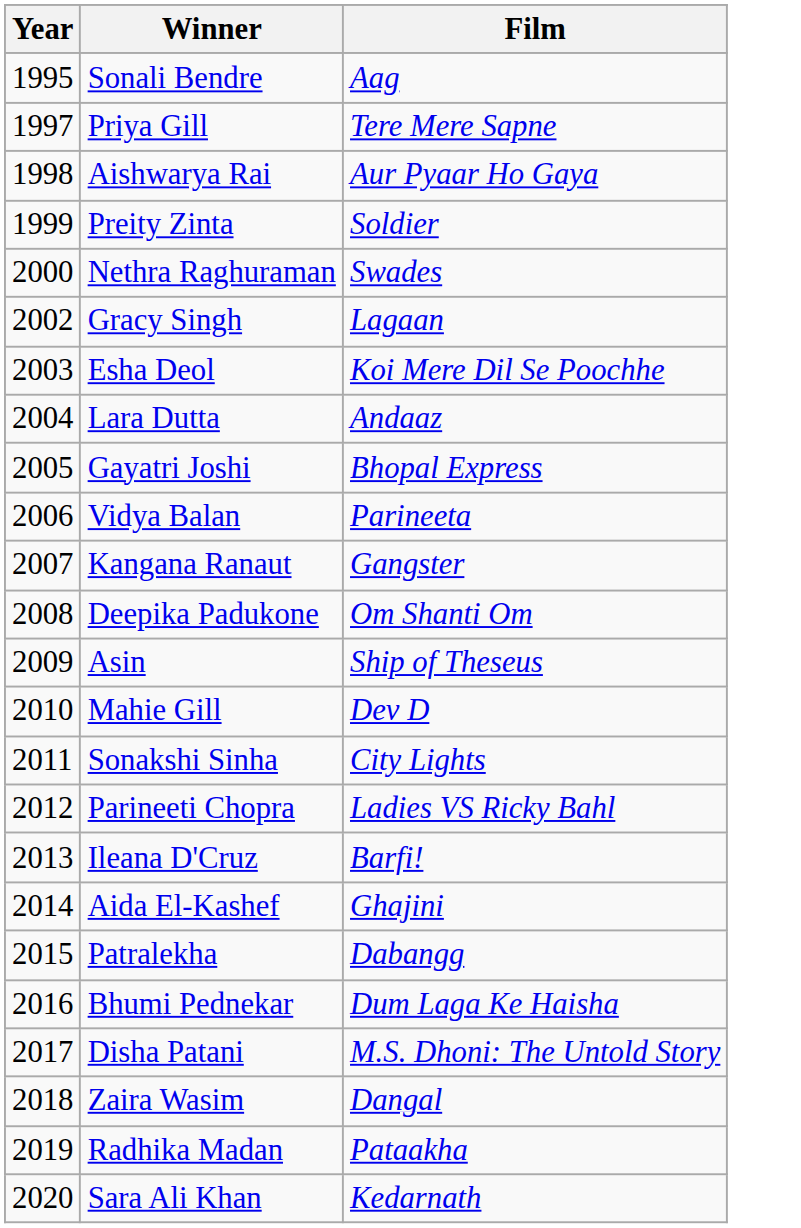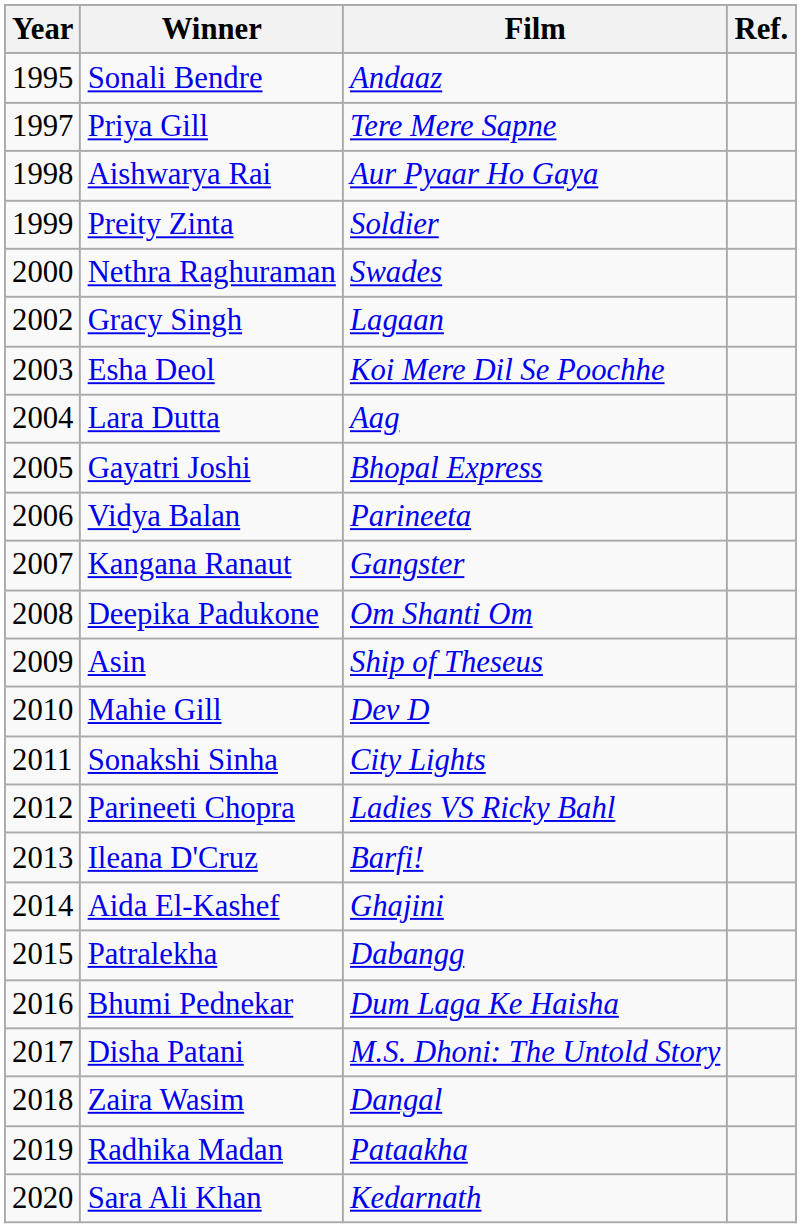+ column: (761, 28)
(375, 77) Aag -> (396, 77) Andaaz
(396, 418) Andaaz -> (375, 418) Aag
